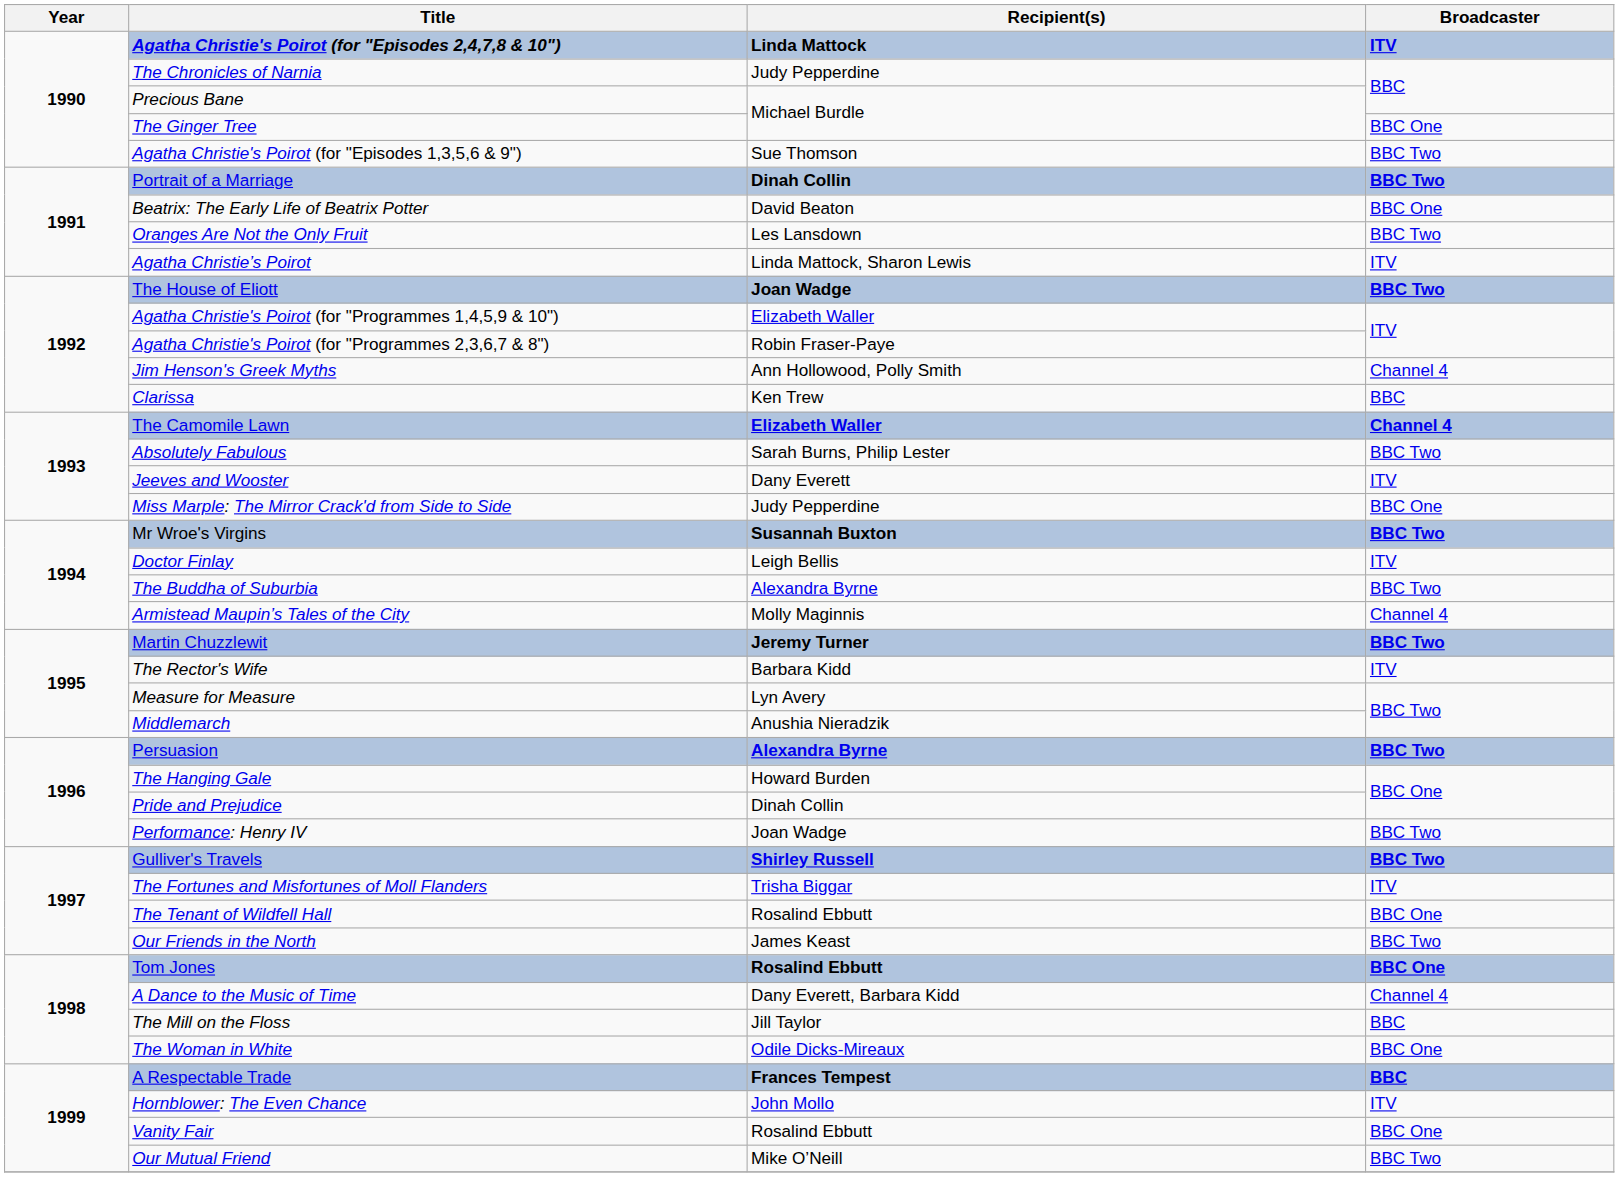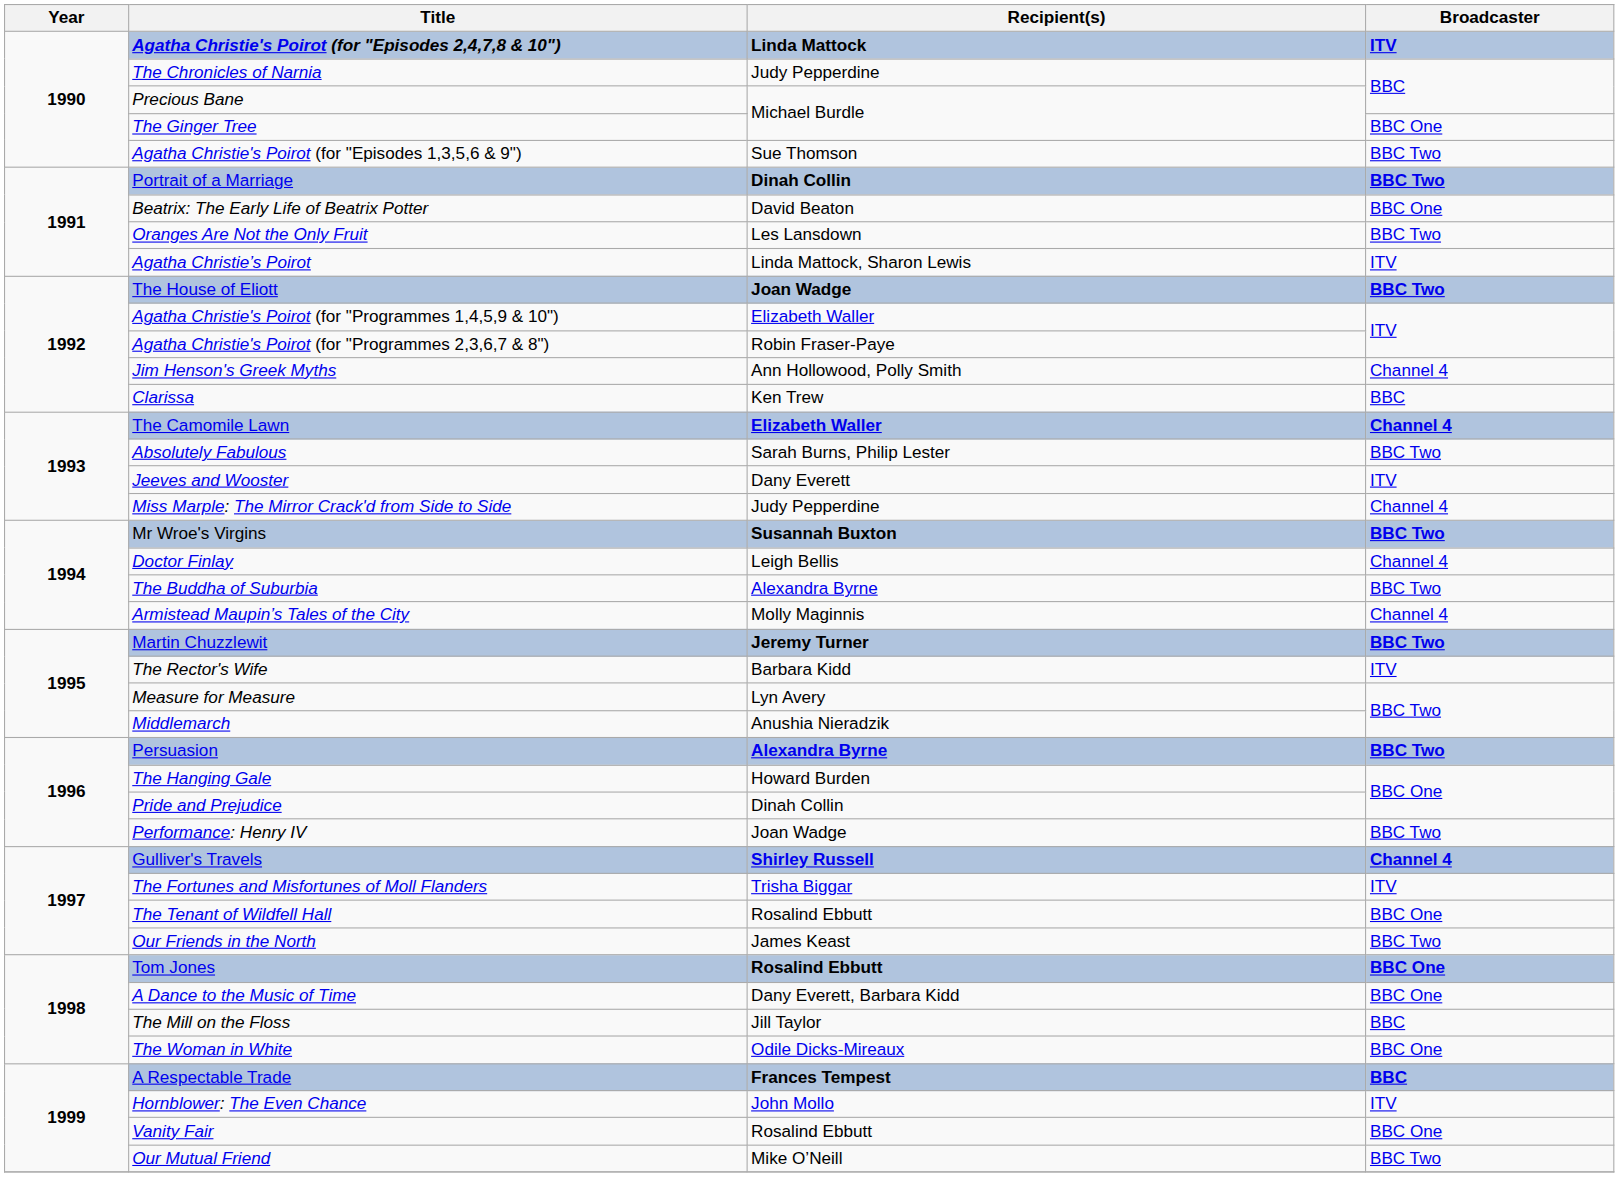(1406, 506) BBC One -> (1409, 506) Channel 4
(1383, 561) ITV -> (1409, 561) Channel 4
(1407, 859) BBC Two -> (1411, 859) Channel 4
(1409, 995) Channel 4 -> (1406, 995) BBC One
